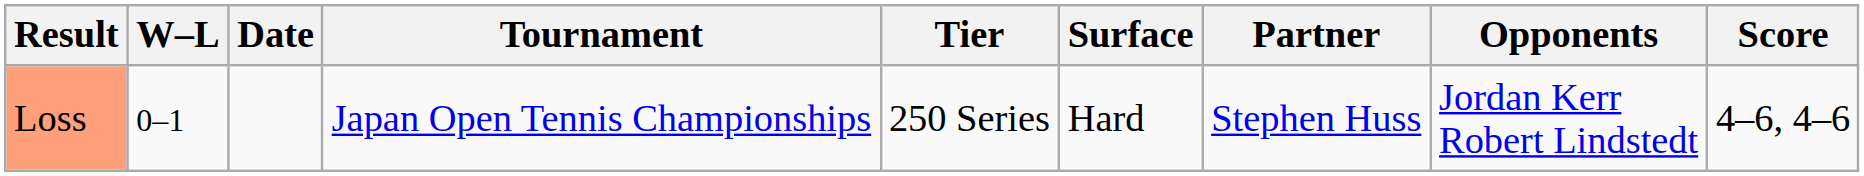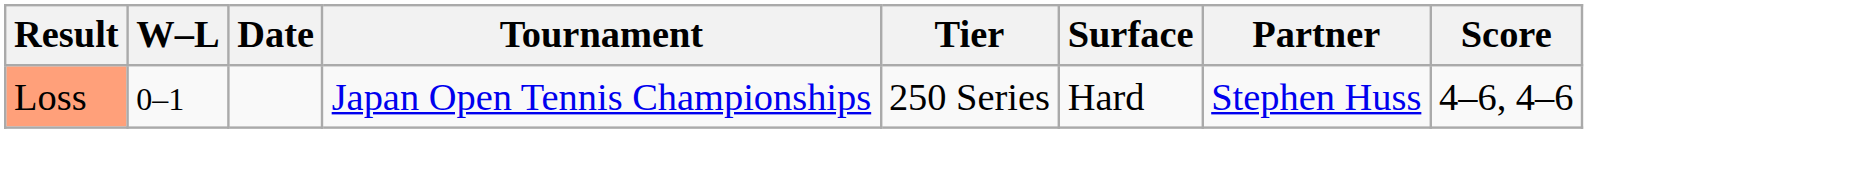- column: (1569, 34)
